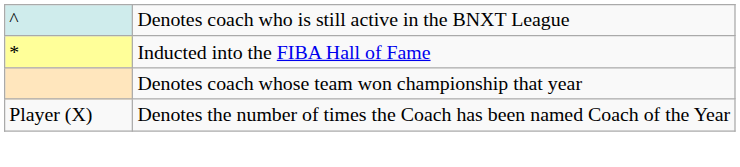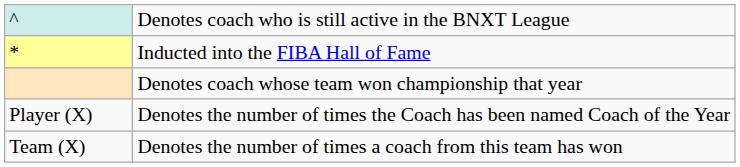+ row: (47, 146)
